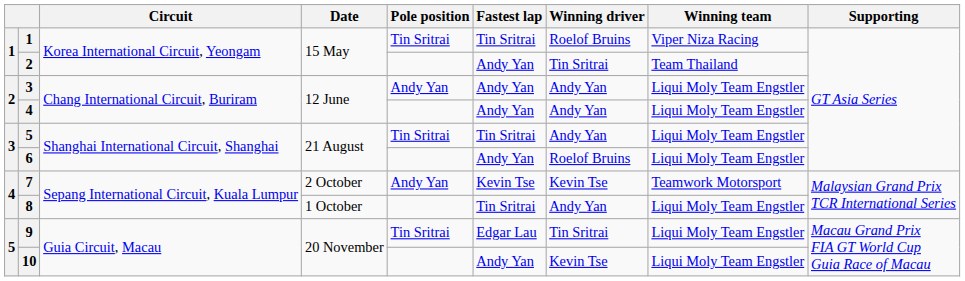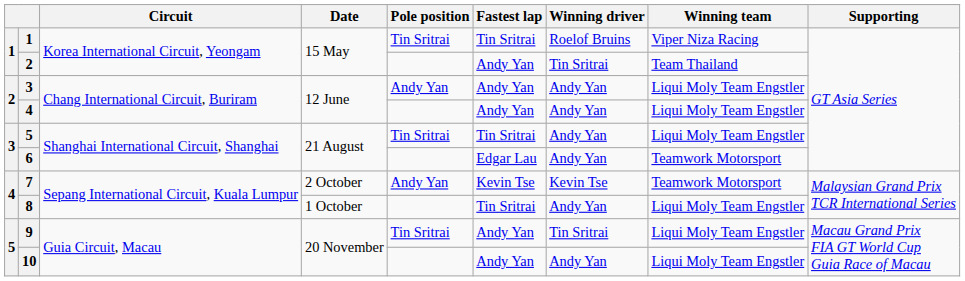(505, 158) Andy Yan -> (507, 158) Edgar Lau
(590, 158) Roelof Bruins -> (578, 158) Andy Yan
(728, 158) Liqui Moly Team Engstler -> (716, 158) Teamwork Motorsport
(507, 232) Edgar Lau -> (505, 232) Andy Yan
(578, 261) Kevin Tse -> (578, 261) Andy Yan
